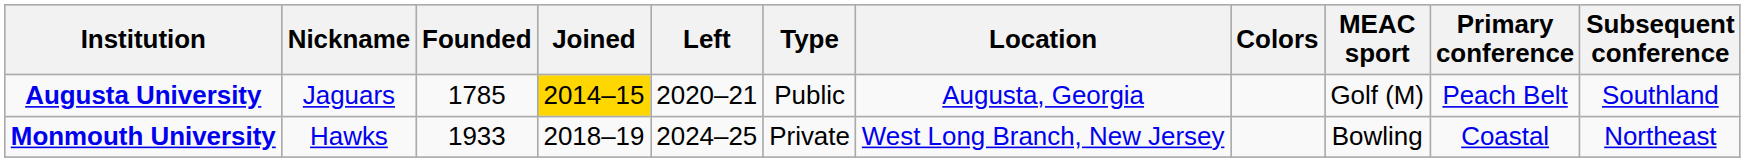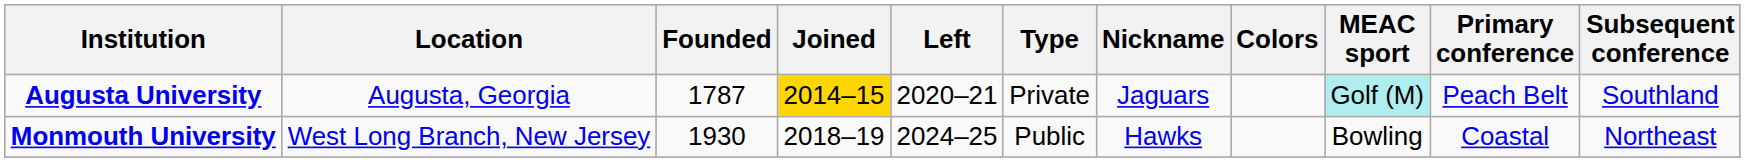columns swapped: (1043, 39) <-> (349, 39)
(477, 95) 1785 -> (717, 95) 1787
(810, 95) Public -> (1050, 95) Private
(1377, 95) no background -> (1377, 95) paleturquoise background
(477, 136) 1933 -> (717, 136) 1930
(810, 136) Private -> (1050, 136) Public
